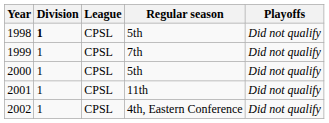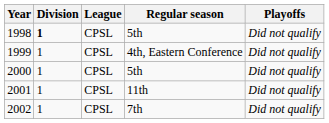(135, 52) 7th -> (185, 52) 4th, Eastern Conference
(185, 109) 4th, Eastern Conference -> (135, 109) 7th
